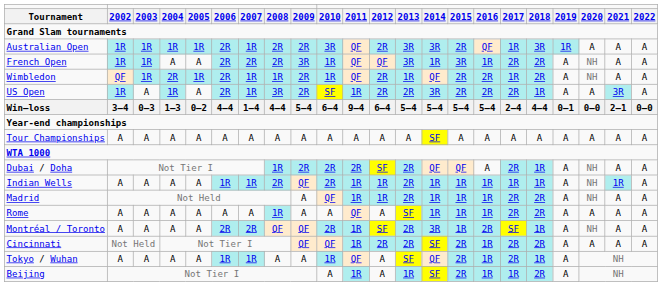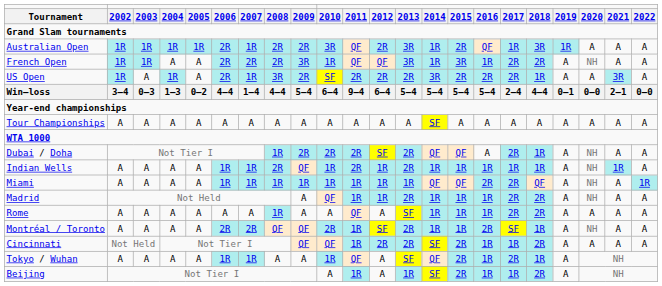(435, 46) 3R -> (435, 46) 1R
- row: (31, 76)
(356, 92) 1R -> (356, 76) 2R
(330, 182) 2R -> (330, 167) 1R
(356, 182) 1R -> (356, 167) 2R
+ row: (20, 182)
(435, 228) 3R -> (435, 228) 1R
(513, 243) 2R -> (513, 243) 1R
